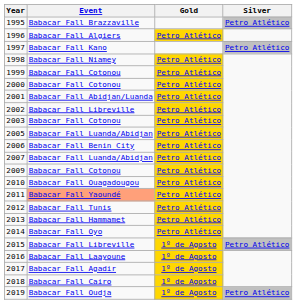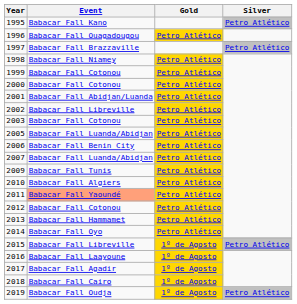(84, 23) Babacar Fall Brazzaville -> (68, 23) Babacar Fall Kano
(75, 35) Babacar Fall Algiers -> (84, 35) Babacar Fall Ouagadougou
(68, 48) Babacar Fall Kano -> (84, 48) Babacar Fall Brazzaville
(75, 170) Babacar Fall Cotonou -> (70, 170) Babacar Fall Tunis
(84, 183) Babacar Fall Ouagadougou -> (75, 183) Babacar Fall Algiers
(70, 207) Babacar Fall Tunis -> (75, 207) Babacar Fall Cotonou
